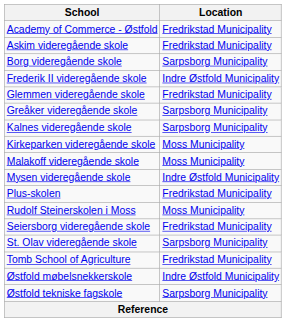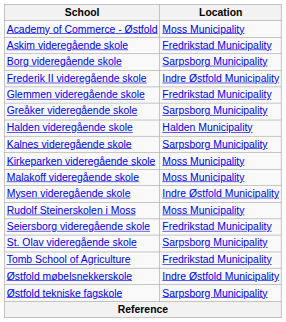(217, 29) Fredrikstad Municipality -> (203, 29) Moss Municipality
+ row: (70, 128)
- row: (34, 194)
